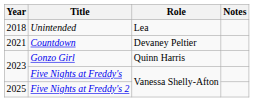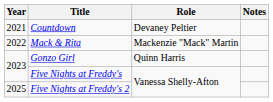- row: (53, 27)
+ row: (56, 43)
